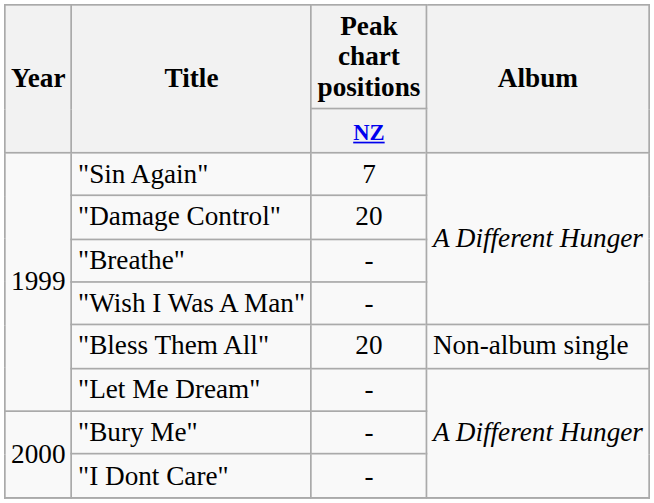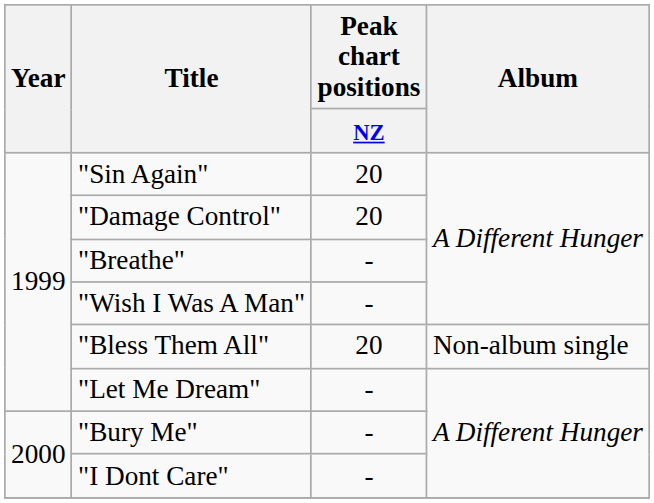(369, 173) 7 -> (369, 173) 20
